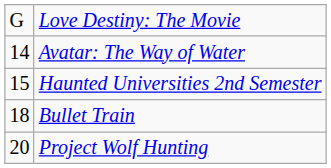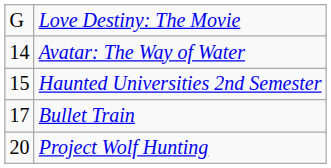(20, 115) 18 -> (20, 115) 17
